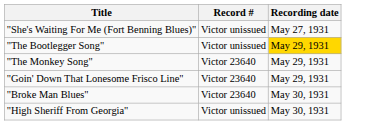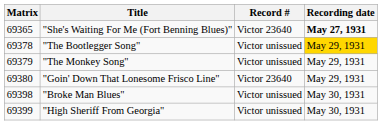+ column: (22, 12)
(234, 29) Victor unissued -> (264, 29) Victor 23640
(300, 29) normal -> (336, 29) bold
(228, 62) Victor 23640 -> (270, 62) Victor unissued
(228, 95) Victor 23640 -> (270, 95) Victor unissued
